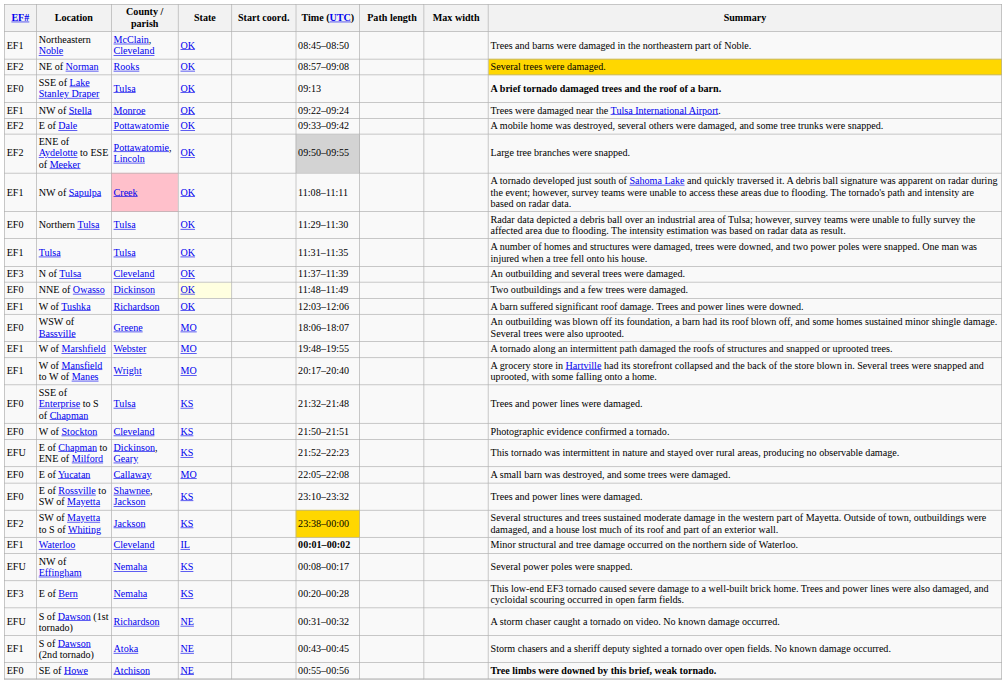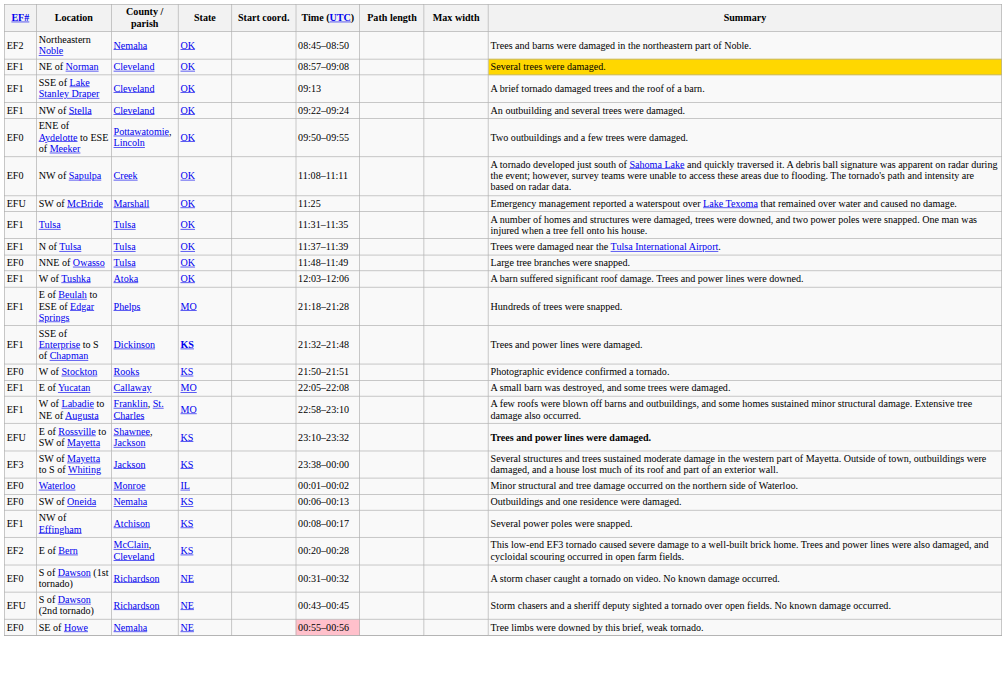(15, 45) EF1 -> (15, 45) EF2
(134, 45) McClain, Cleveland -> (130, 45) Nemaha
(15, 67) EF2 -> (15, 67) EF1
(126, 67) Rooks -> (134, 67) Cleveland
(15, 88) EF0 -> (15, 88) EF1
(125, 88) Tulsa -> (134, 88) Cleveland
(606, 88) bold -> (598, 88) normal
(130, 110) Monroe -> (134, 110) Cleveland
(606, 110) Trees were damaged near the Tulsa International Airport. -> (588, 110) An outbuilding and several trees were damaged.
- row: (58, 126)
(15, 153) EF2 -> (15, 137) EF0
(324, 153) lightgrey background -> (324, 137) no background
(560, 153) Large tree branches were snapped. -> (589, 137) Two outbuildings and a few trees were damaged.
(15, 192) EF1 -> (15, 176) EF0
(126, 192) pink background -> (126, 176) no background
+ row: (71, 203)
- row: (69, 225)
(15, 274) EF3 -> (15, 247) EF1
(134, 274) Cleveland -> (125, 247) Tulsa
(588, 274) An outbuilding and several trees were damaged. -> (606, 247) Trees were damaged near the Tulsa International Airport.
(134, 290) Dickinson -> (125, 263) Tulsa
(188, 290) lightyellow background -> (188, 263) no background
(589, 290) Two outbuildings and a few trees were damaged. -> (560, 263) Large tree branches were snapped.
(137, 306) Richardson -> (126, 279) Atoka
- row: (57, 328)
- row: (72, 349)
- row: (71, 371)
+ row: (68, 306)
(15, 404) EF0 -> (15, 345) EF1
(125, 404) Tulsa -> (134, 345) Dickinson
(187, 404) normal -> (187, 345) bold
(134, 431) Cleveland -> (126, 372) Rooks
- row: (73, 453)
(15, 474) EF0 -> (15, 388) EF1
+ row: (72, 410)
(15, 496) EF0 -> (16, 437) EFU
(566, 496) normal -> (571, 437) bold
(15, 523) EF2 -> (15, 464) EF3
(324, 523) gold background -> (324, 464) no background
(15, 545) EF1 -> (15, 486) EF0
(134, 545) Cleveland -> (130, 486) Monroe
(324, 545) bold -> (324, 486) normal
+ row: (67, 502)
(16, 567) EFU -> (15, 523) EF1
(130, 567) Nemaha -> (132, 523) Atchison
(15, 594) EF3 -> (15, 551) EF2
(130, 594) Nemaha -> (134, 551) McClain, Cleveland
(16, 621) EFU -> (15, 578) EF0
(15, 649) EF1 -> (16, 605) EFU
(126, 649) Atoka -> (137, 605) Richardson
(132, 670) Atchison -> (130, 627) Nemaha
(324, 670) no background -> (324, 627) pink background
(603, 670) bold -> (597, 627) normal
